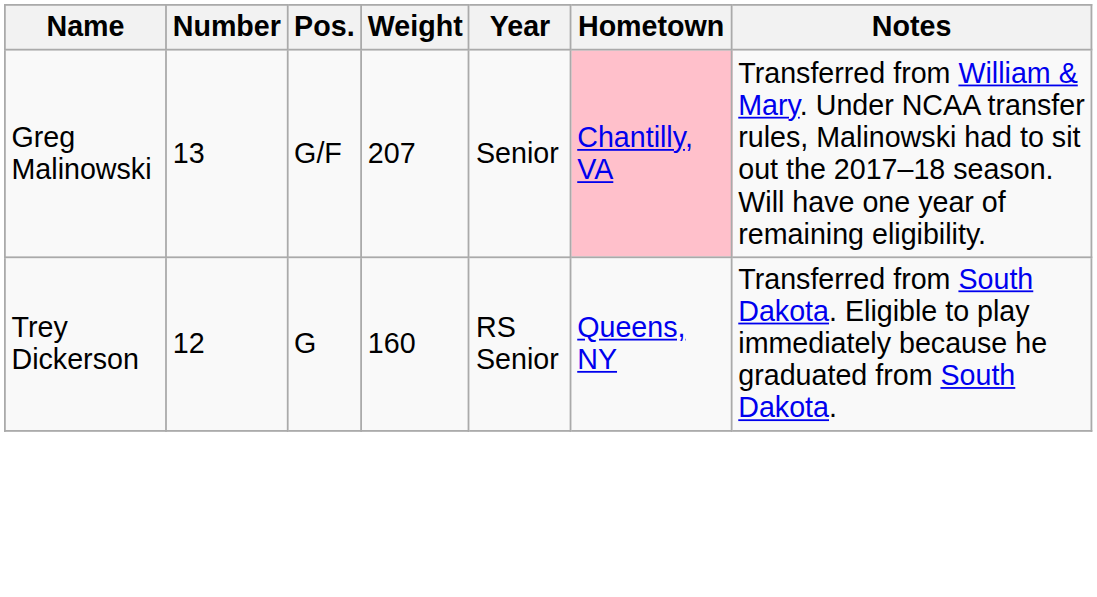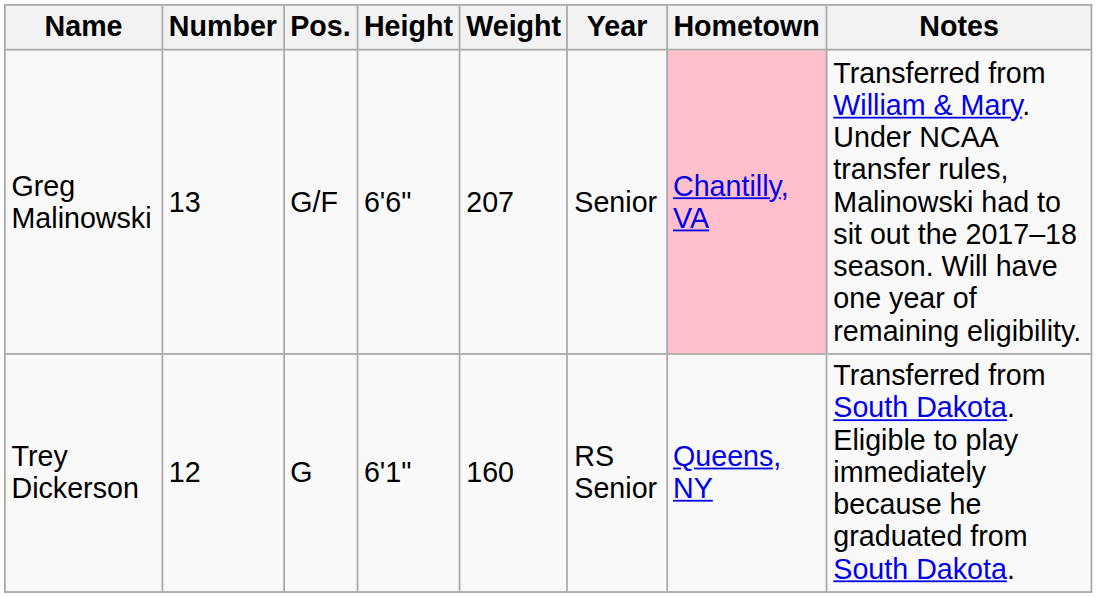+ column: (408, 27)
